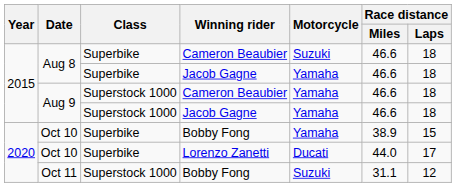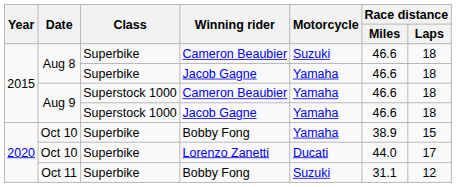(130, 172) Superstock 1000 -> (111, 172) Superbike
